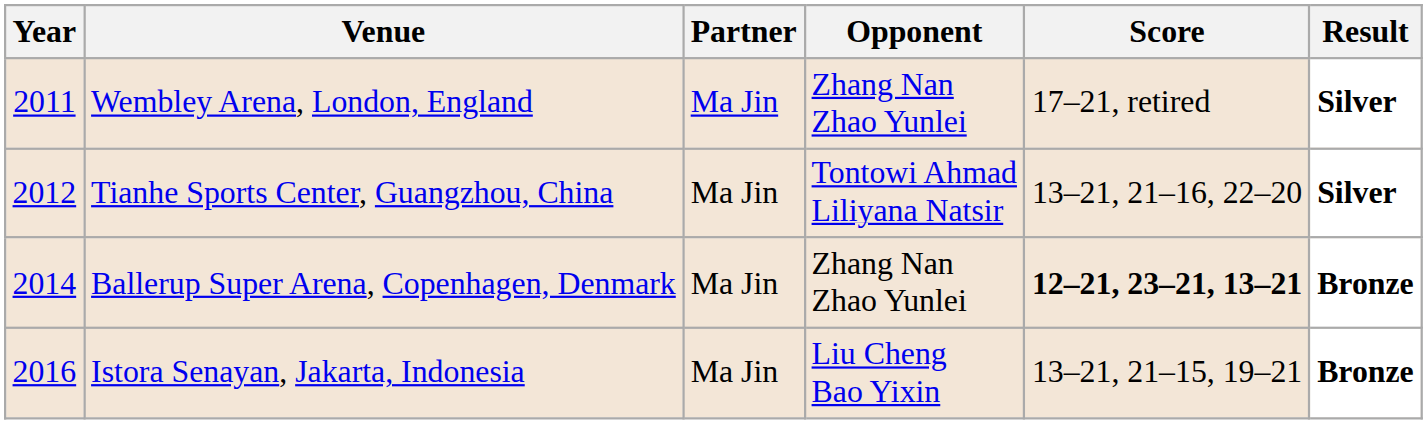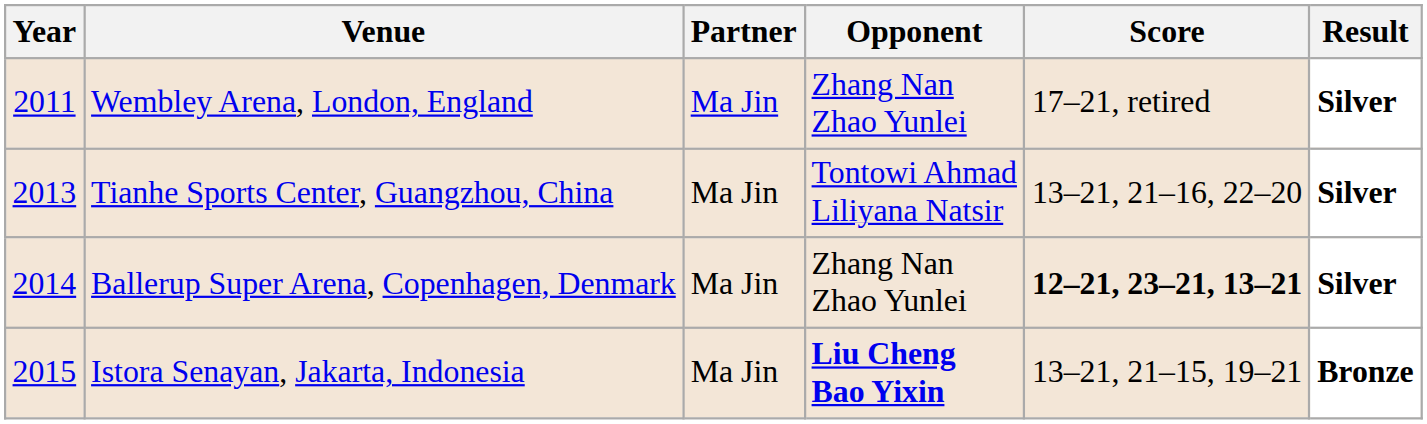(44, 192) 2012 -> (44, 192) 2013
(1365, 282) Bronze -> (1357, 282) Silver
(44, 372) 2016 -> (44, 372) 2015
(879, 372) normal -> (884, 372) bold
